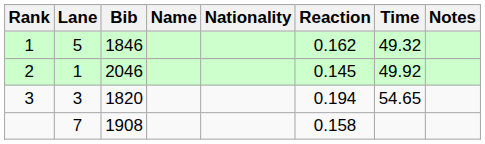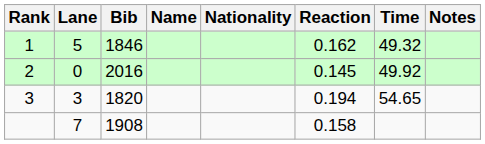(78, 71) 1 -> (78, 71) 0
(124, 71) 2046 -> (124, 71) 2016
